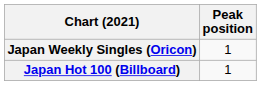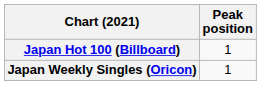rows swapped: (102, 70) <-> (102, 49)
